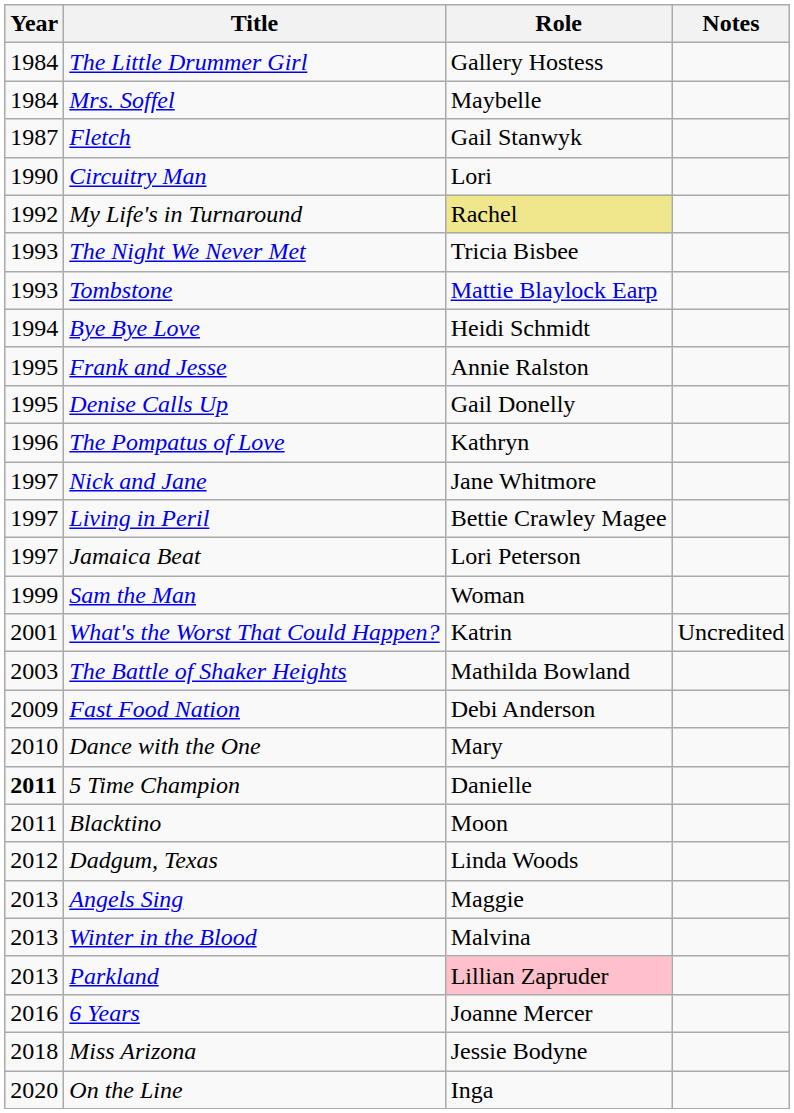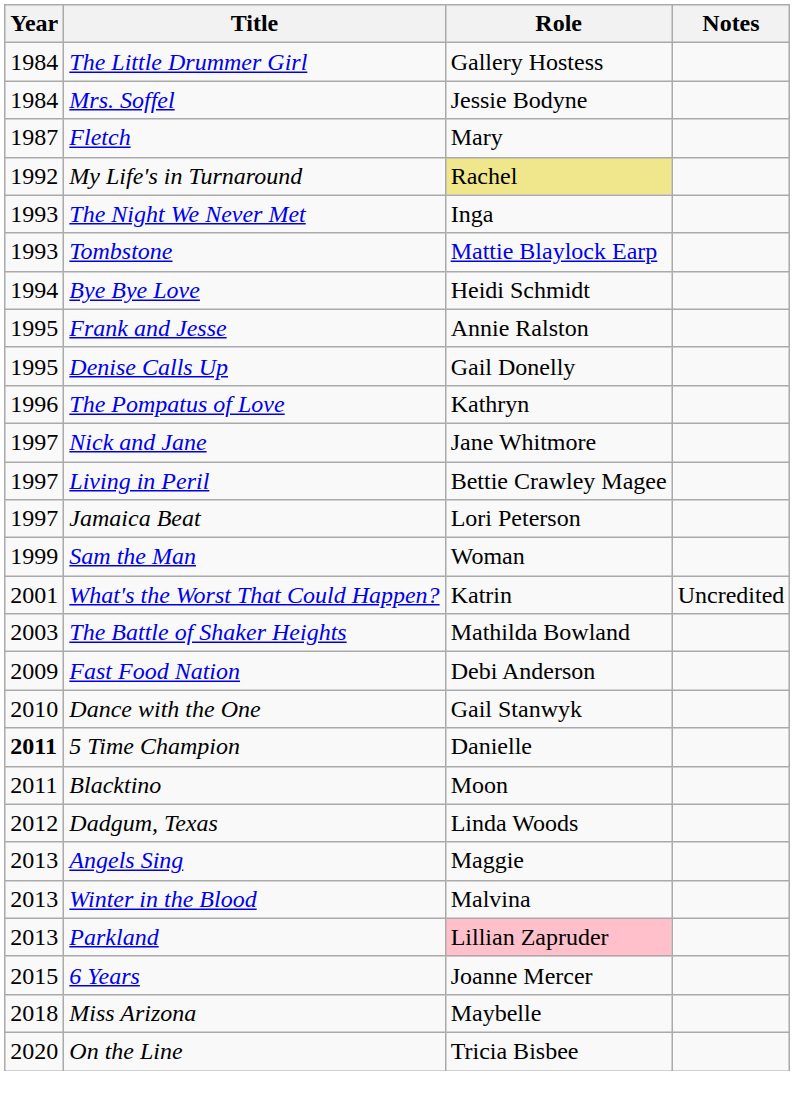(496, 99) Maybelle -> (519, 99) Jessie Bodyne
(516, 137) Gail Stanwyk -> (477, 137) Mary
- row: (138, 175)
(515, 251) Tricia Bisbee -> (472, 213) Inga
(477, 746) Mary -> (516, 708) Gail Stanwyk
(34, 1013) 2016 -> (34, 975) 2015
(519, 1051) Jessie Bodyne -> (496, 1013) Maybelle
(472, 1089) Inga -> (515, 1051) Tricia Bisbee
